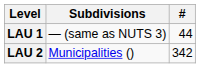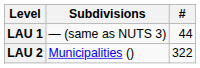(182, 53) 342 -> (182, 53) 322
